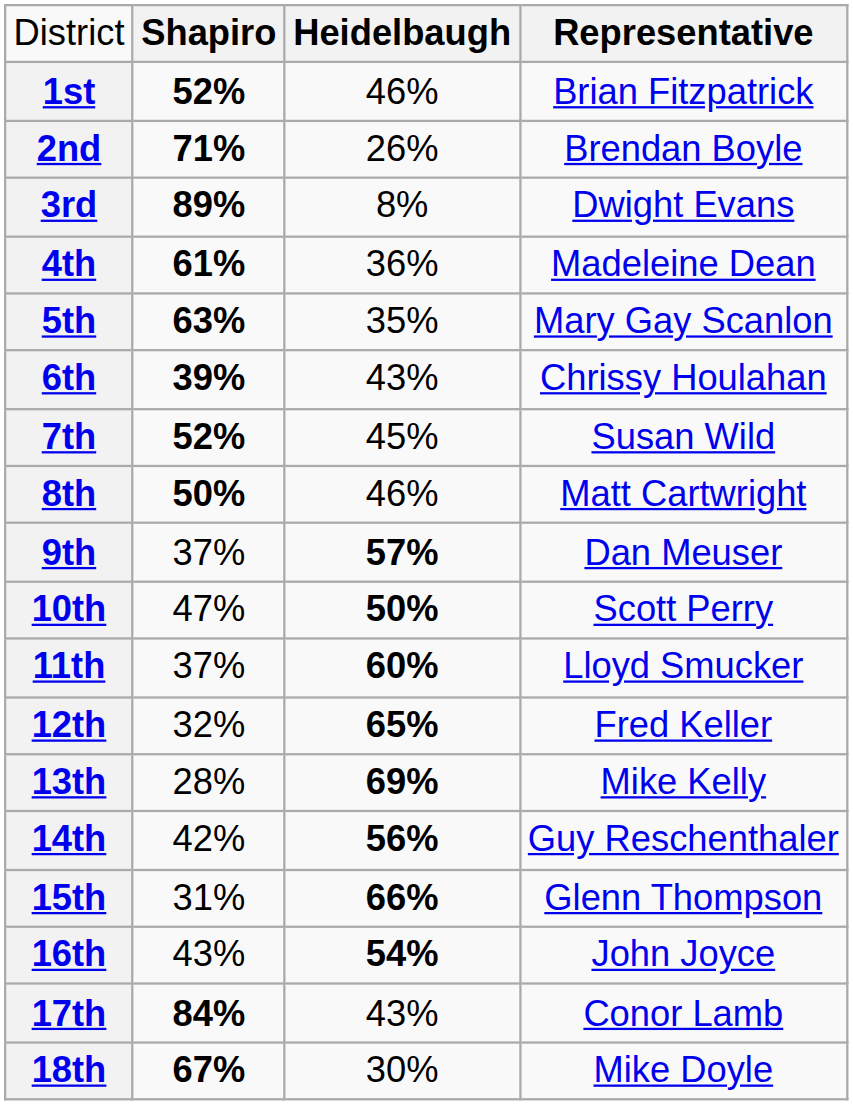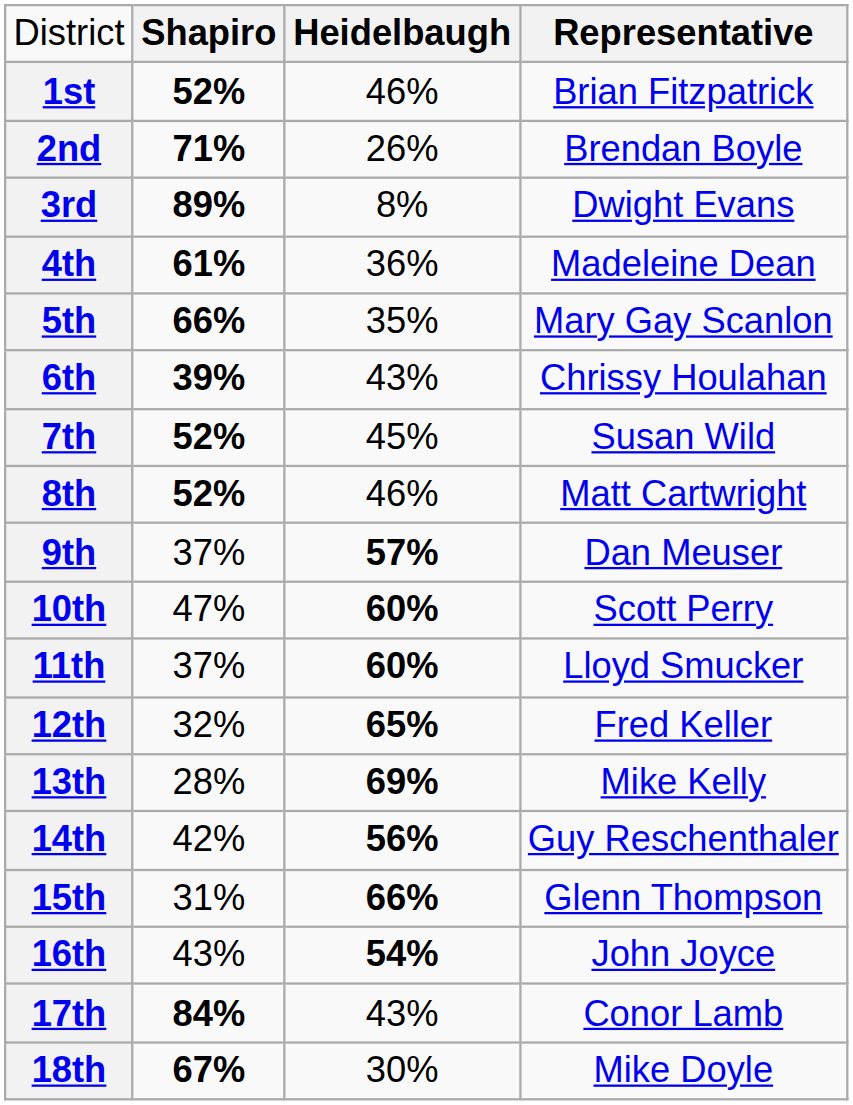(209, 321) 63% -> (209, 321) 66%
(209, 494) 50% -> (209, 494) 52%
(402, 609) 50% -> (402, 609) 60%
